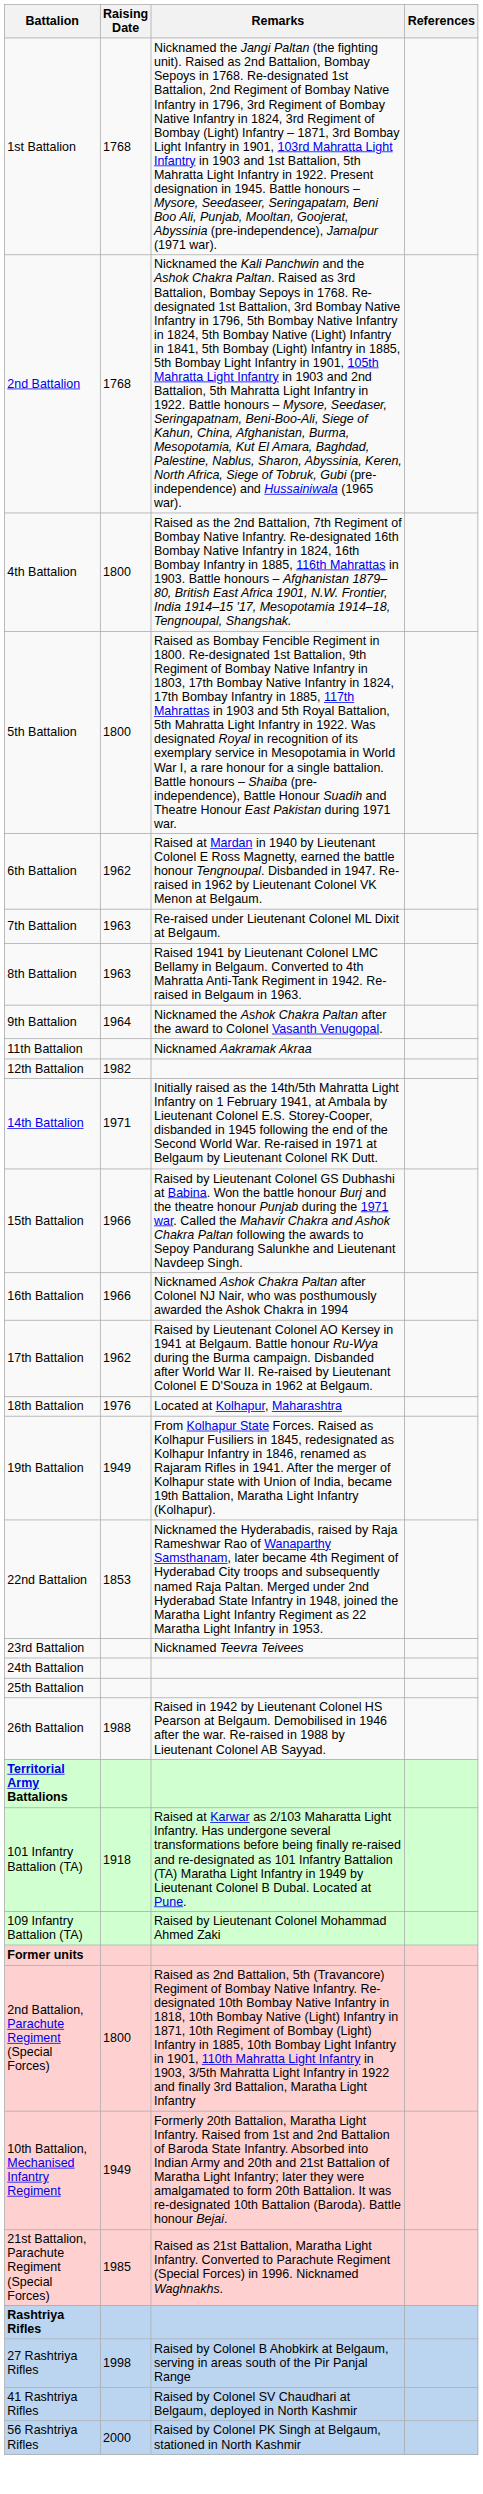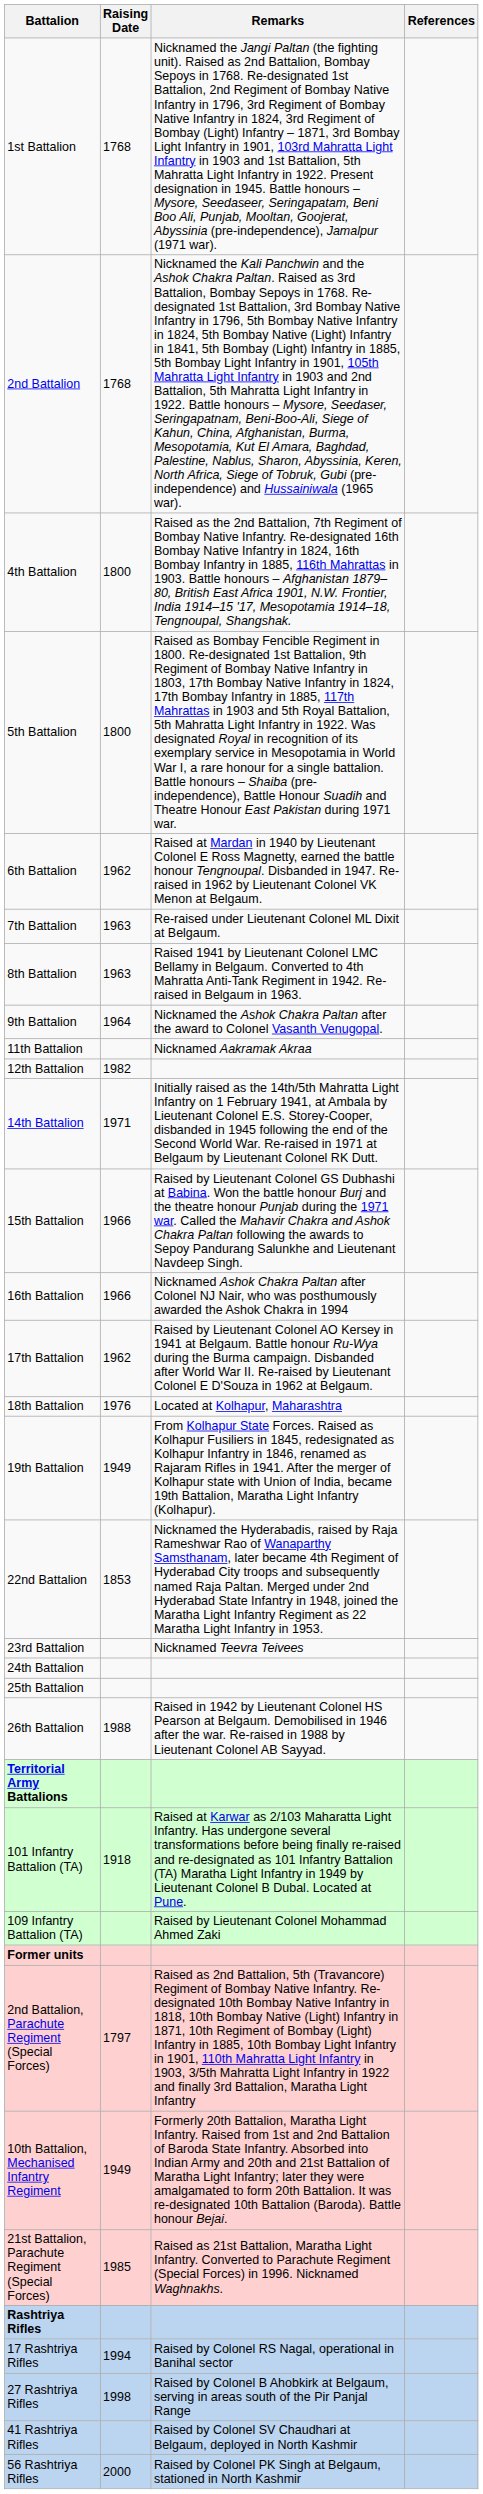(117, 2038) 1800 -> (117, 2038) 1797
+ row: (42, 2356)
